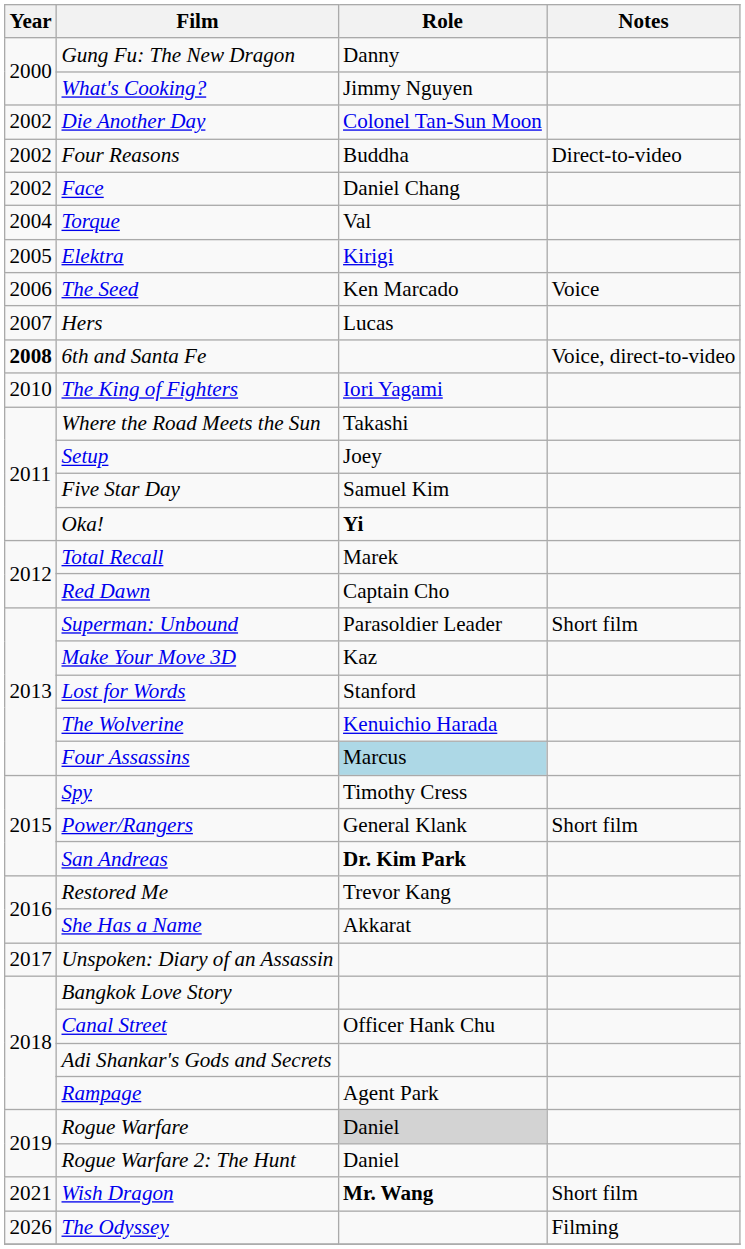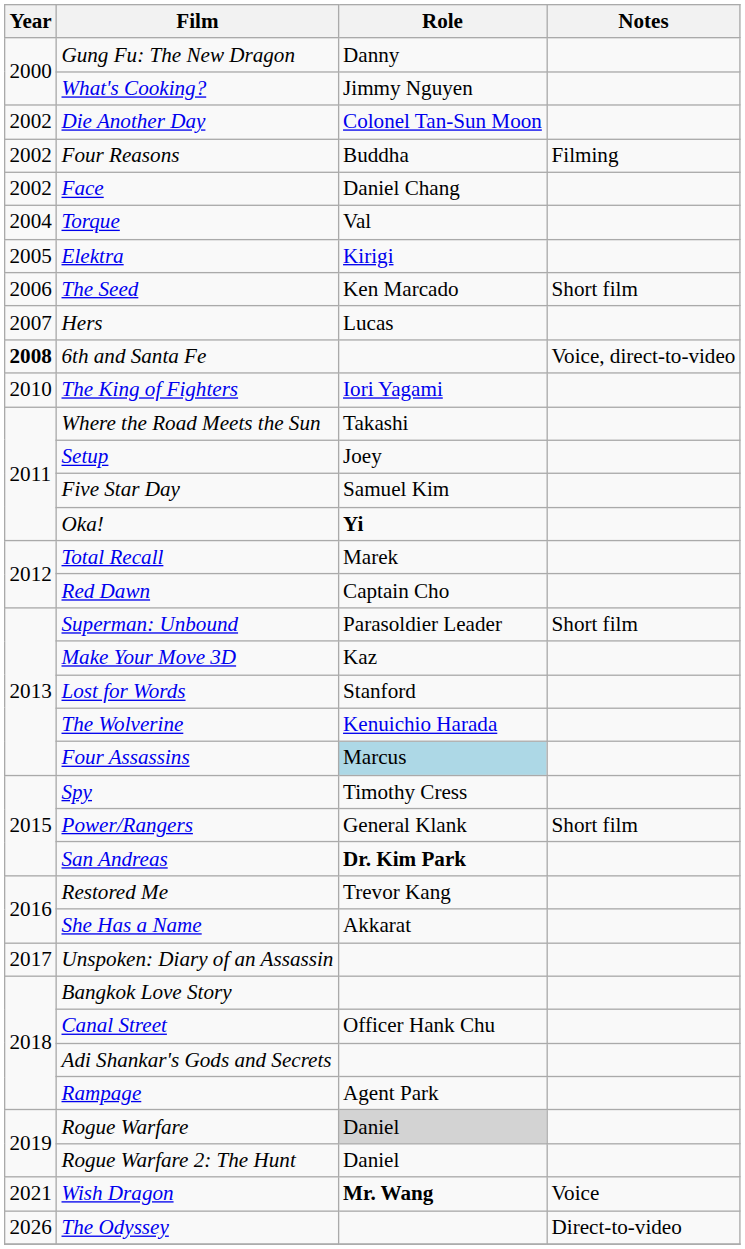(617, 155) Direct-to-video -> (585, 155) Filming
(575, 289) Voice -> (595, 289) Short film
(595, 1193) Short film -> (575, 1193) Voice
(585, 1227) Filming -> (617, 1227) Direct-to-video
